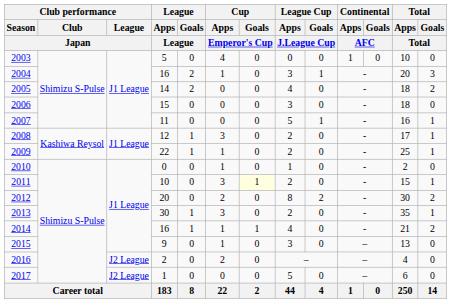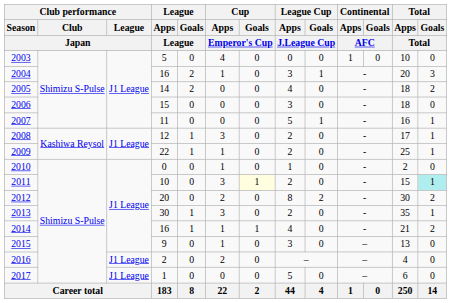(432, 182) no background -> (432, 182) paleturquoise background
(129, 259) J2 League -> (129, 259) J1 League
(129, 275) J2 League -> (129, 275) J1 League
